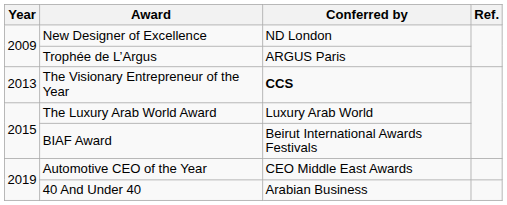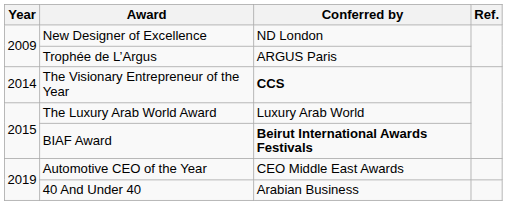(22, 84) 2013 -> (22, 84) 2014
(344, 141) normal -> (342, 141) bold
